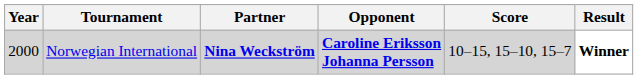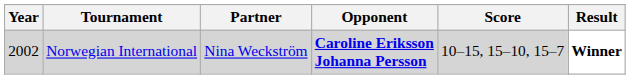(24, 52) 2000 -> (24, 52) 2002
(260, 52) bold -> (256, 52) normal
